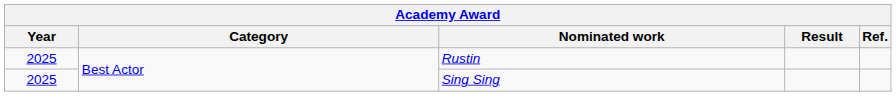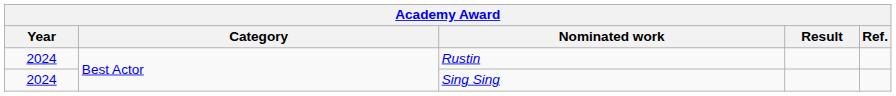(42, 58) 2025 -> (42, 58) 2024
(42, 79) 2025 -> (42, 79) 2024
